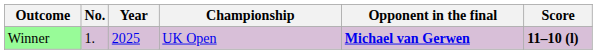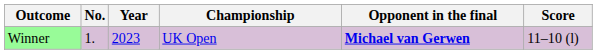(126, 37) 2025 -> (126, 37) 2023
(553, 37) bold -> (553, 37) normal
